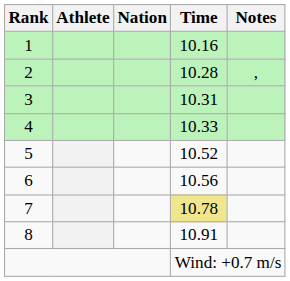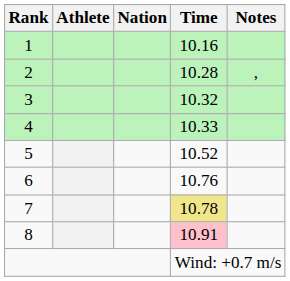(199, 99) 10.31 -> (199, 99) 10.32
(199, 180) 10.56 -> (199, 180) 10.76
(199, 235) no background -> (199, 235) pink background
